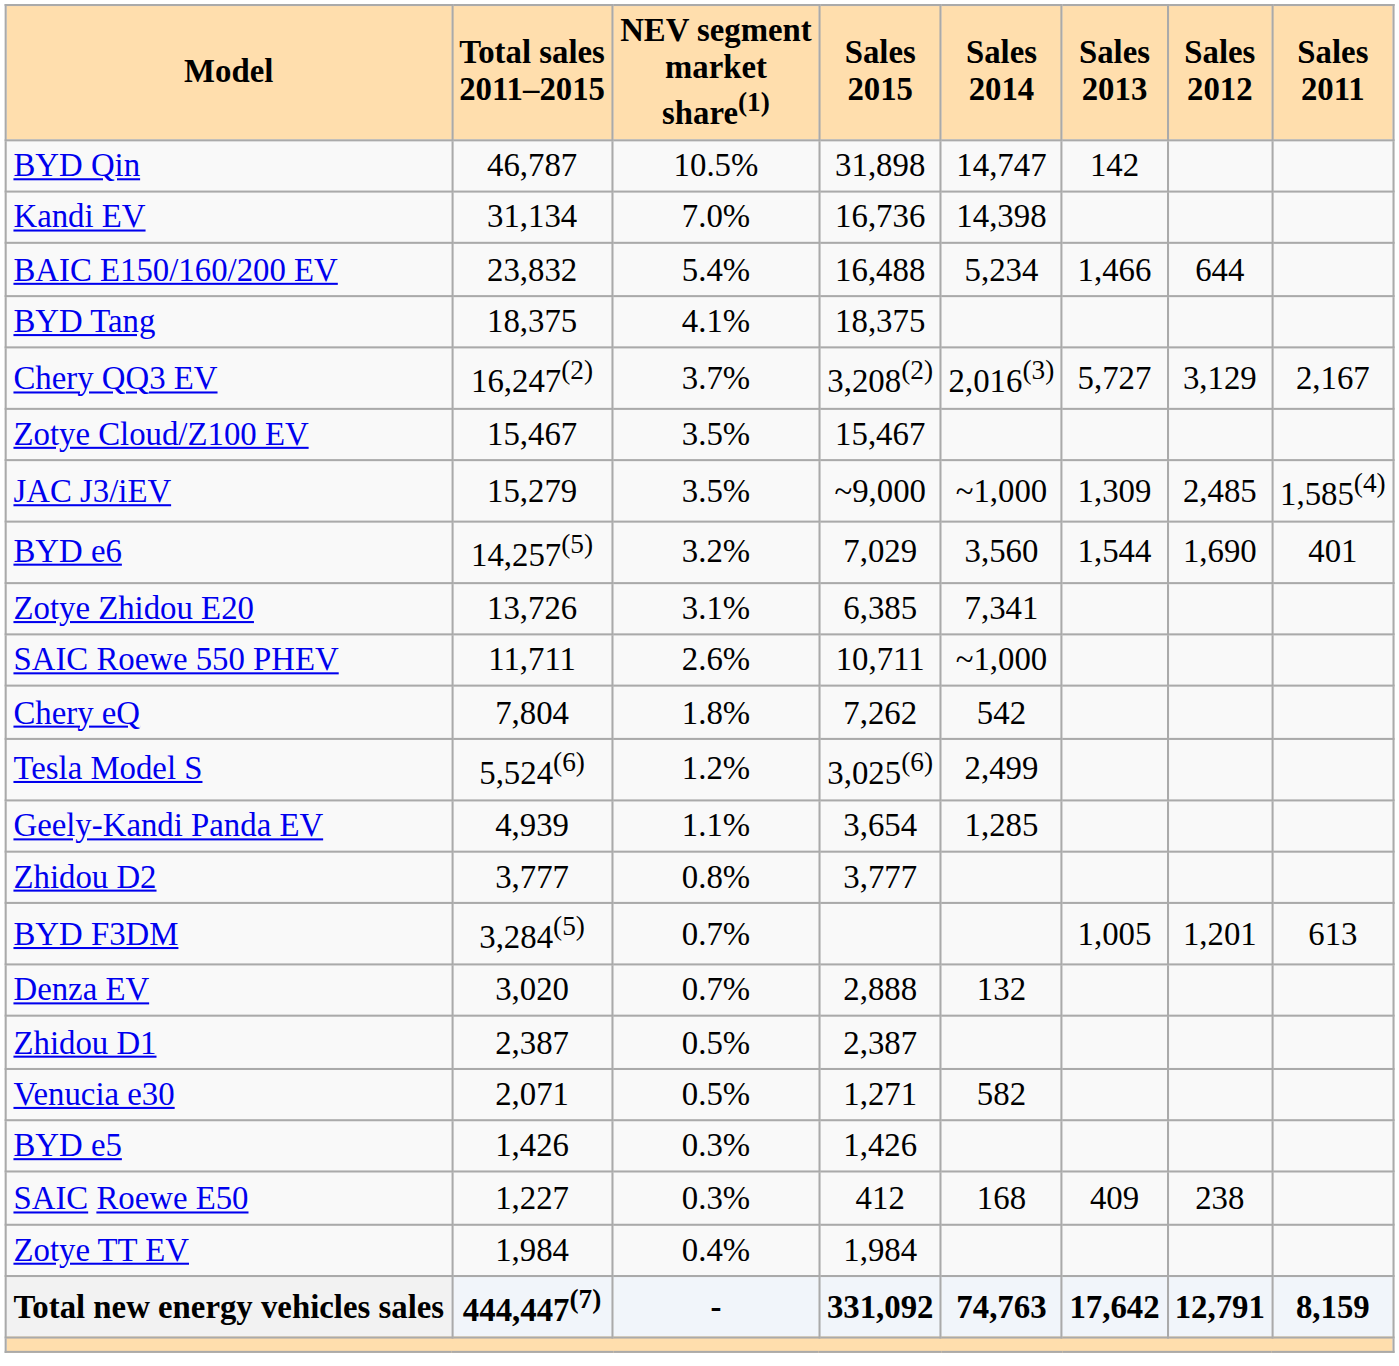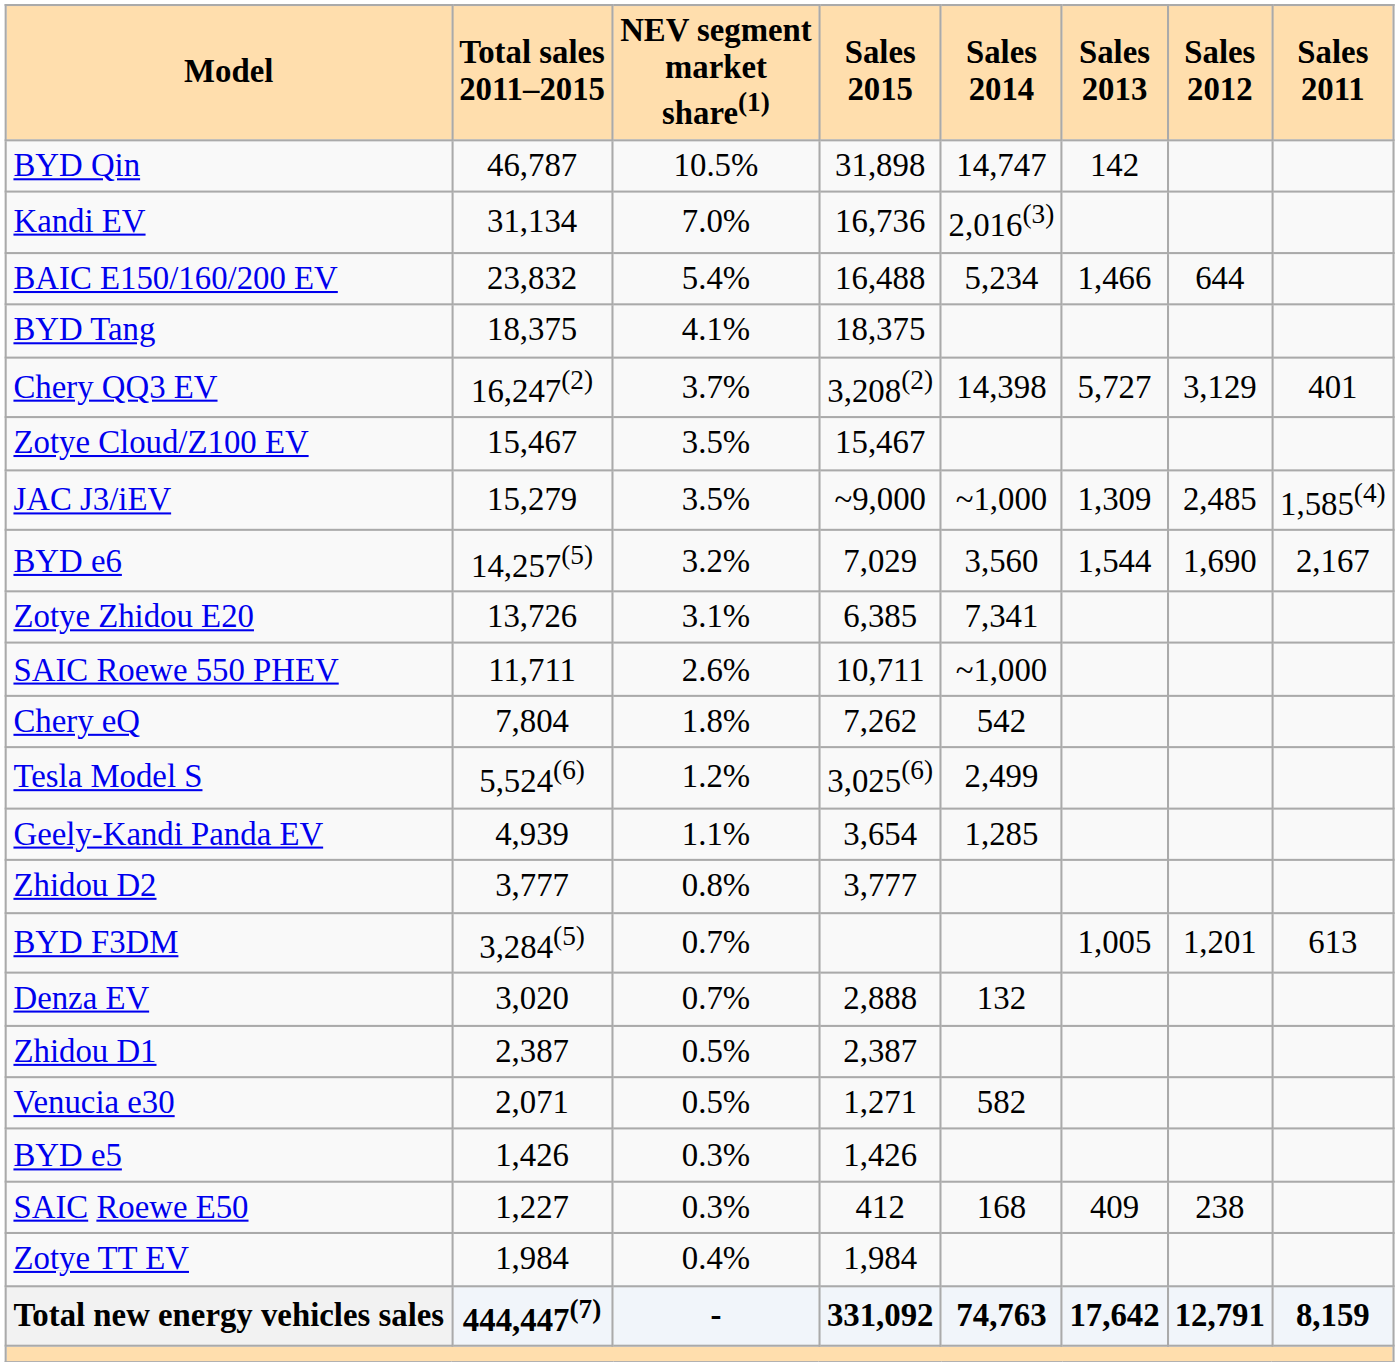(1001, 217) 14,398 -> (1001, 221) 2,016(3)
(1001, 377) 2,016(3) -> (1001, 386) 14,398
(1333, 377) 2,167 -> (1333, 386) 401
(1333, 551) 401 -> (1333, 560) 2,167
